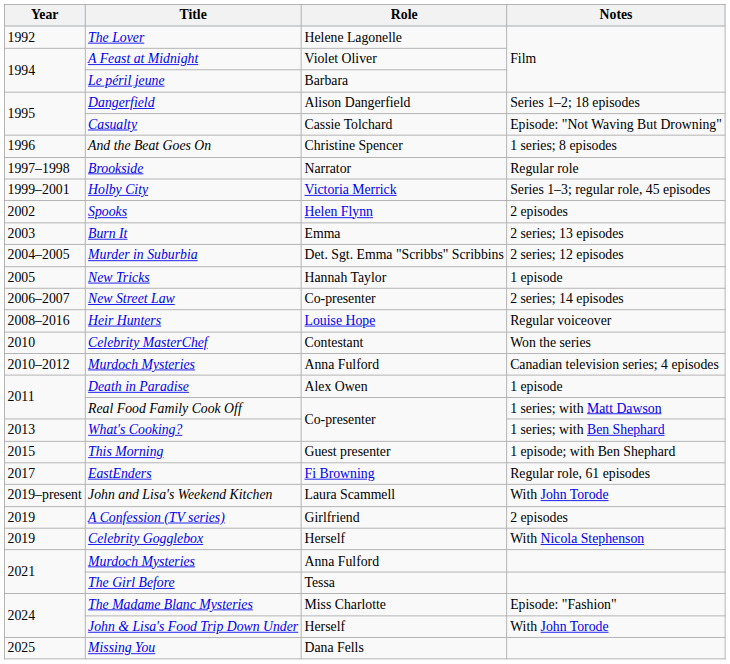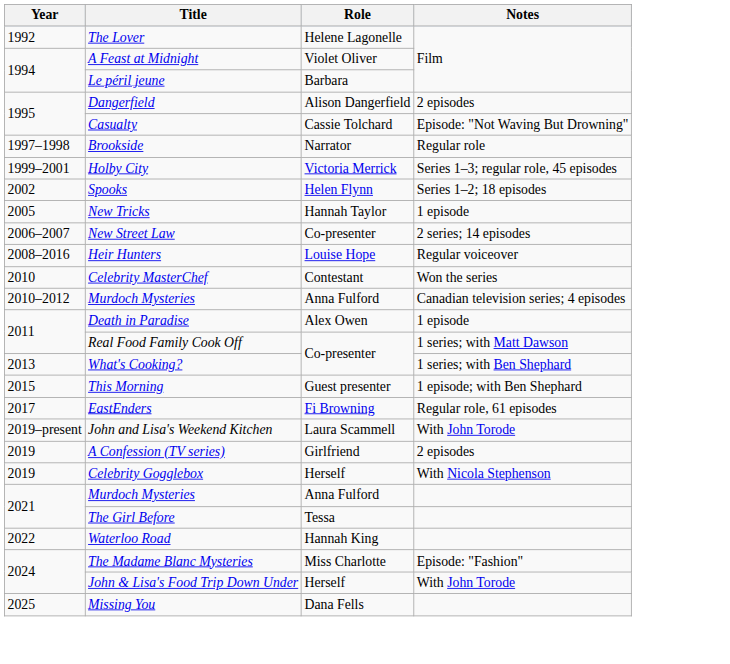(575, 102) Series 1–2; 18 episodes -> (446, 102) 2 episodes
- row: (21, 146)
(539, 211) 2 episodes -> (482, 189) Series 1–2; 18 episodes
- row: (21, 233)
- row: (39, 255)
+ row: (21, 539)
